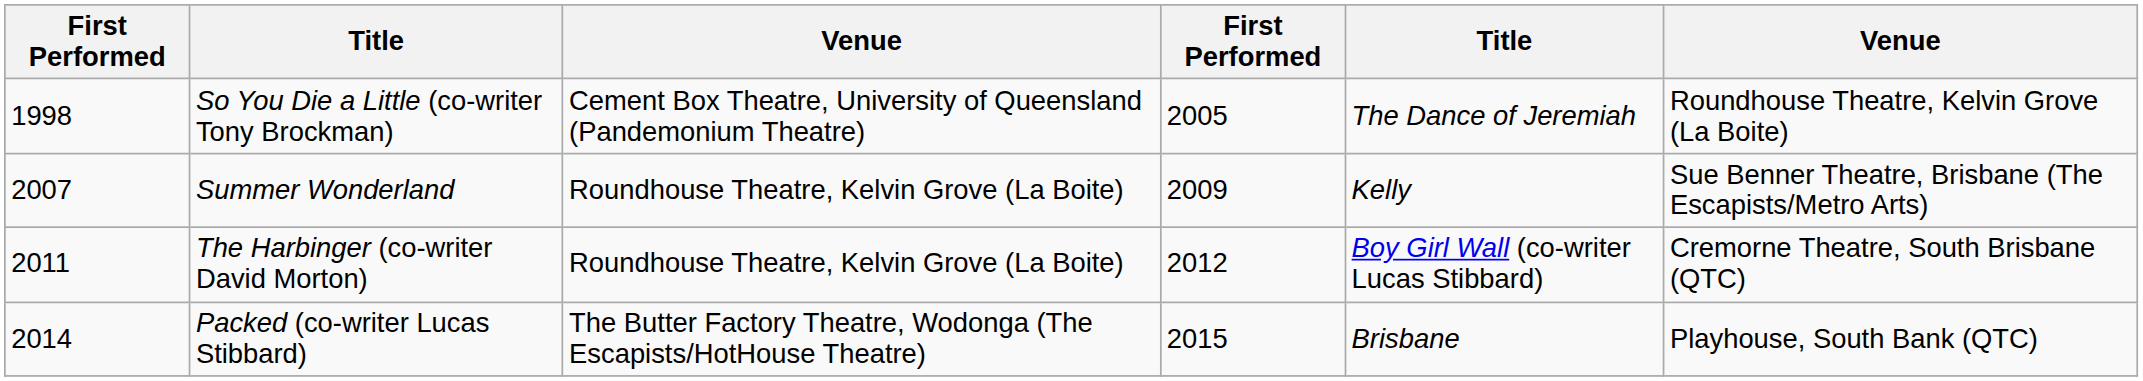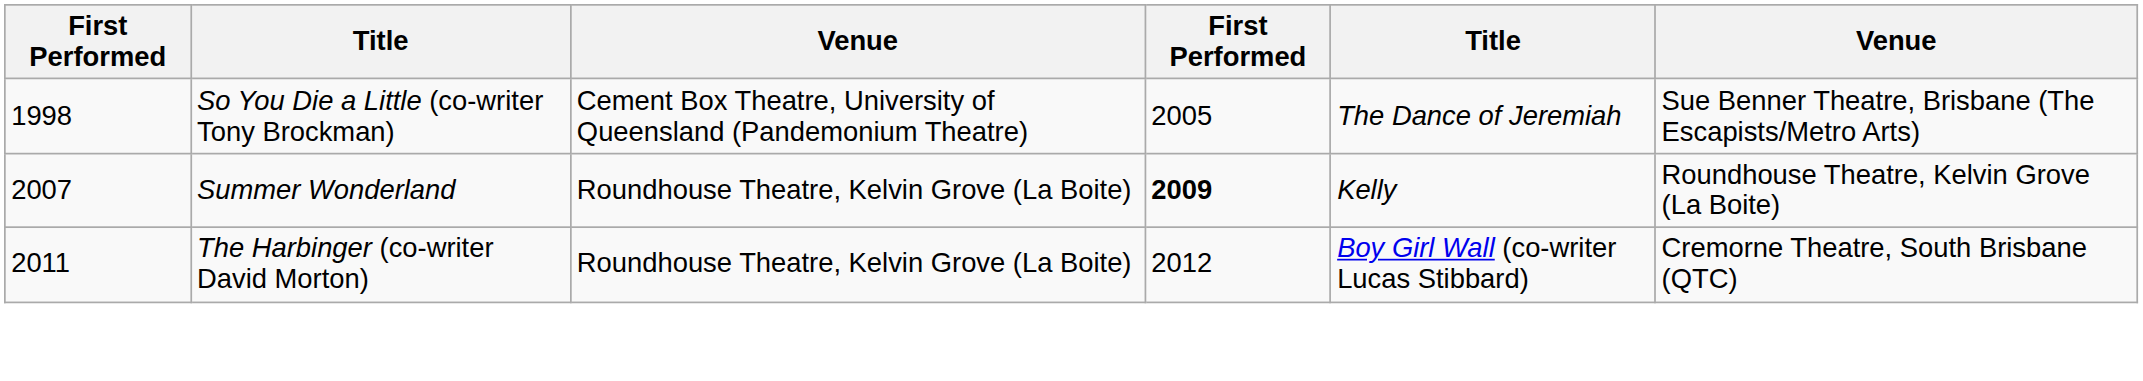(1884, 115) Roundhouse Theatre, Kelvin Grove (La Boite) -> (1878, 115) Sue Benner Theatre, Brisbane (The Escapists/Metro Arts)
(1197, 189) normal -> (1182, 189) bold
(1886, 189) Sue Benner Theatre, Brisbane (The Escapists/Metro Arts) -> (1876, 189) Roundhouse Theatre, Kelvin Grove (La Boite)
- row: (343, 338)
